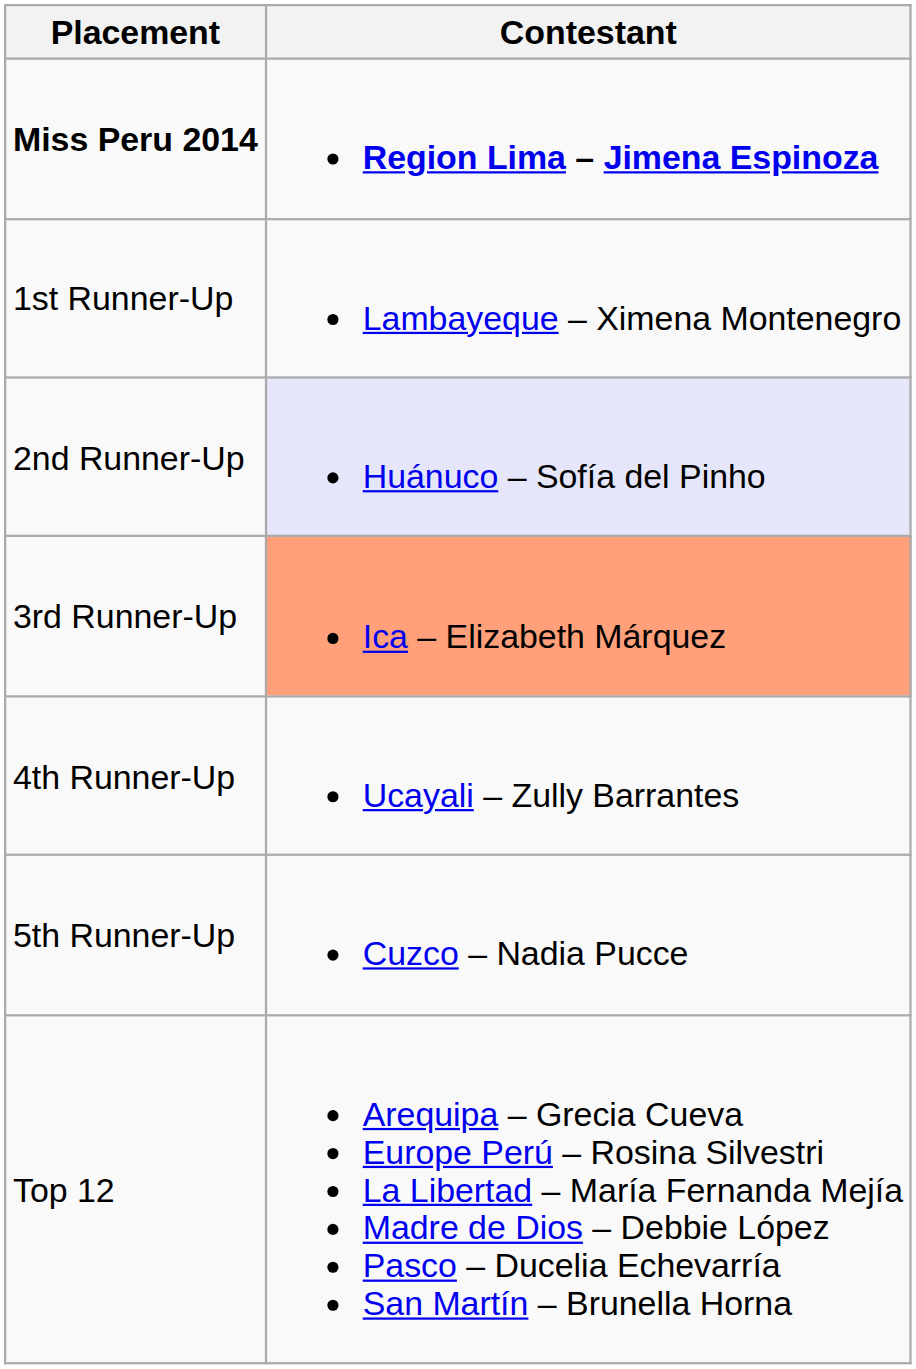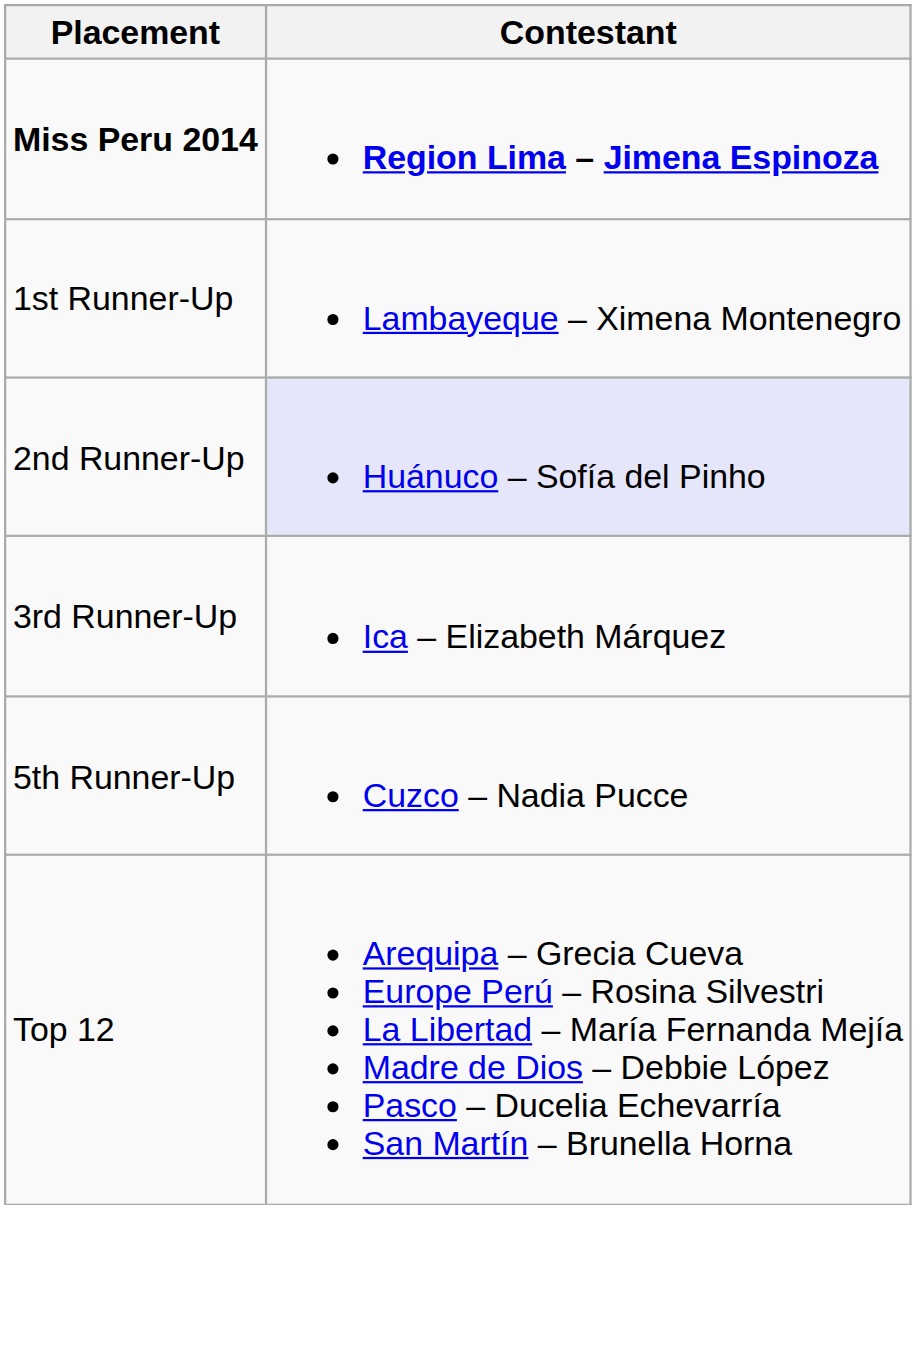(588, 635) lightsalmon background -> (588, 635) no background
- row: (124, 776)
